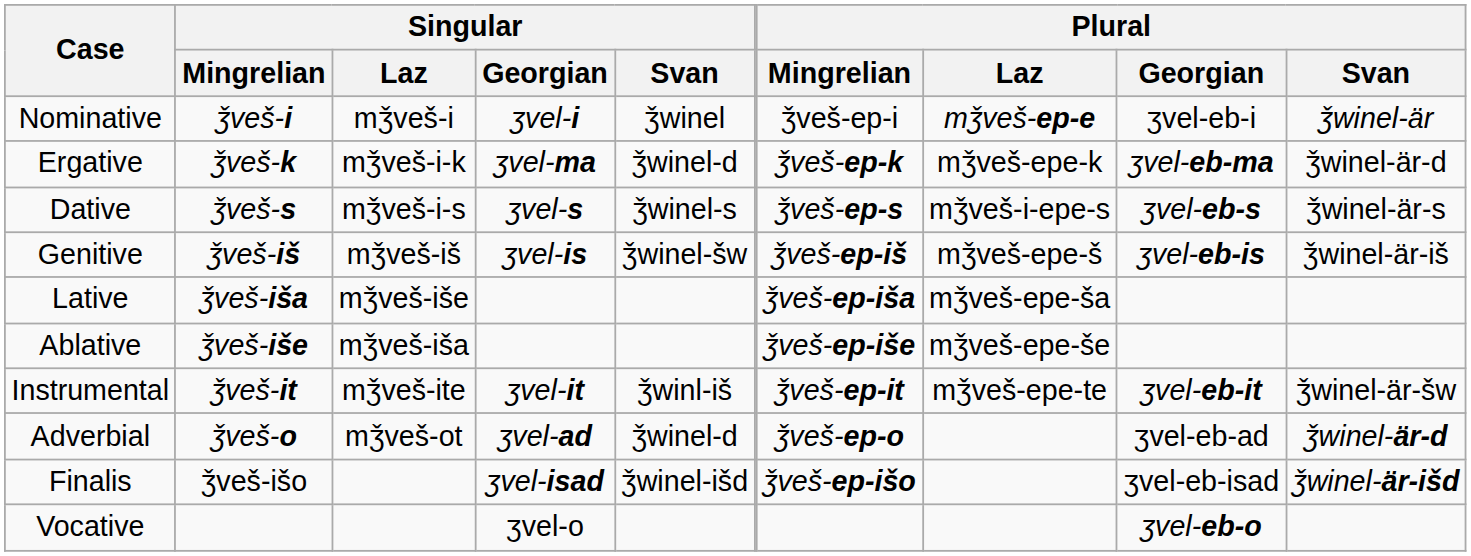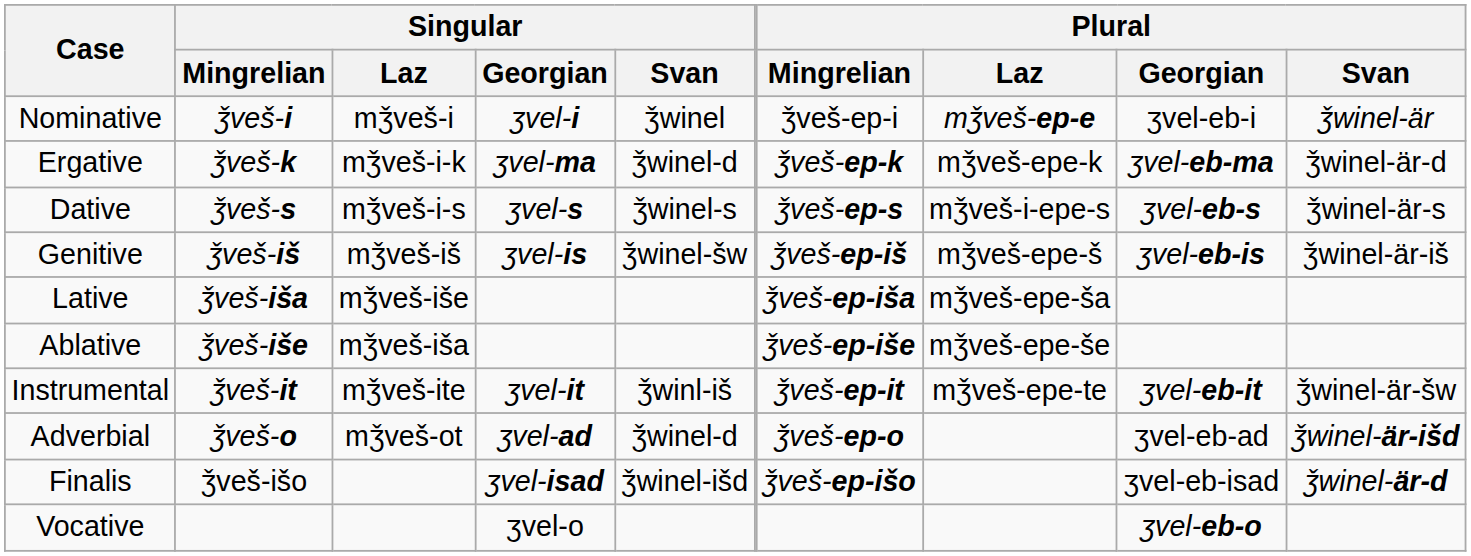(1376, 436) ǯwinel-är-d -> (1376, 436) ǯwinel-är-išd
(1376, 481) ǯwinel-är-išd -> (1376, 481) ǯwinel-är-d
